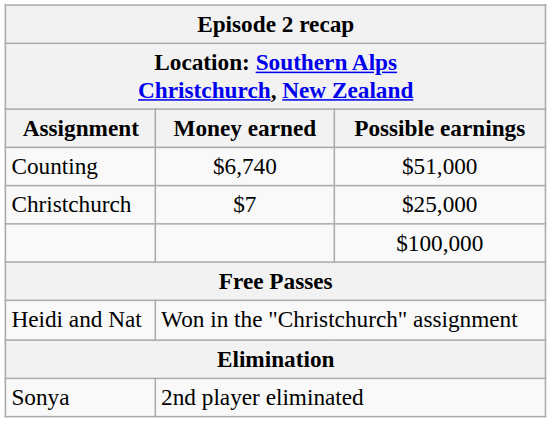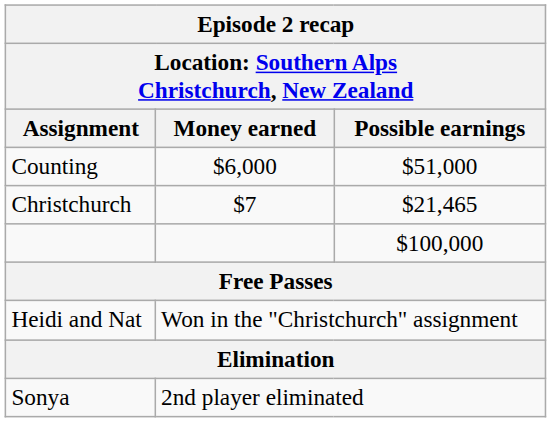(245, 166) $6,740 -> (245, 166) $6,000
(440, 204) $25,000 -> (440, 204) $21,465
